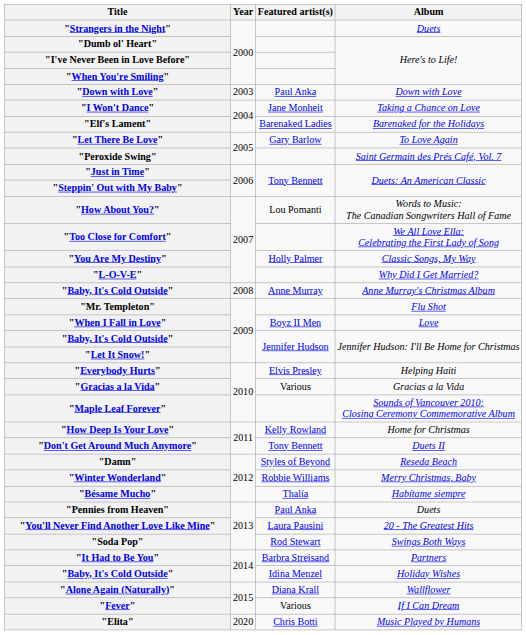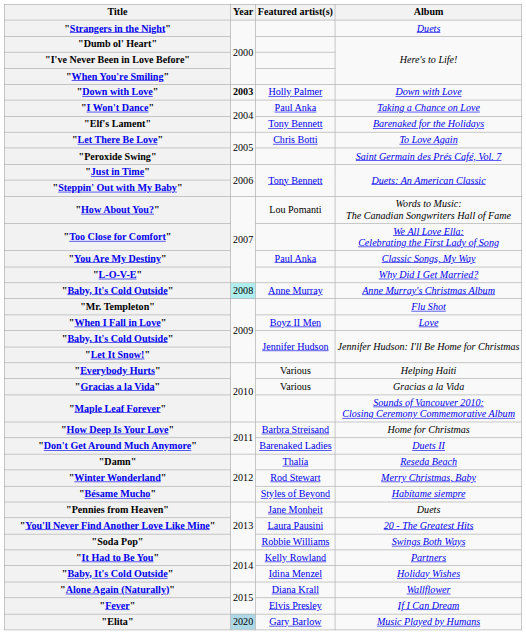(243, 92) normal -> (243, 92) bold
(295, 92) Paul Anka -> (295, 92) Holly Palmer
(295, 108) Jane Monheit -> (295, 108) Paul Anka
(295, 124) Barenaked Ladies -> (295, 124) Tony Bennett
(295, 140) Gary Barlow -> (295, 140) Chris Botti
(295, 258) Holly Palmer -> (295, 258) Paul Anka
(243, 290) no background -> (243, 290) paleturquoise background
(295, 370) Elvis Presley -> (295, 370) Various
(295, 430) Kelly Rowland -> (295, 430) Barbra Streisand
(295, 446) Tony Bennett -> (295, 446) Barenaked Ladies
(295, 462) Styles of Beyond -> (295, 462) Thalía
(295, 478) Robbie Williams -> (295, 478) Rod Stewart
(295, 494) Thalía -> (295, 494) Styles of Beyond
(295, 510) Paul Anka -> (295, 510) Jane Monheit
(295, 542) Rod Stewart -> (295, 542) Robbie Williams
(295, 558) Barbra Streisand -> (295, 558) Kelly Rowland
(295, 606) Various -> (295, 606) Elvis Presley
(243, 622) no background -> (243, 622) lightblue background
(295, 622) Chris Botti -> (295, 622) Gary Barlow
